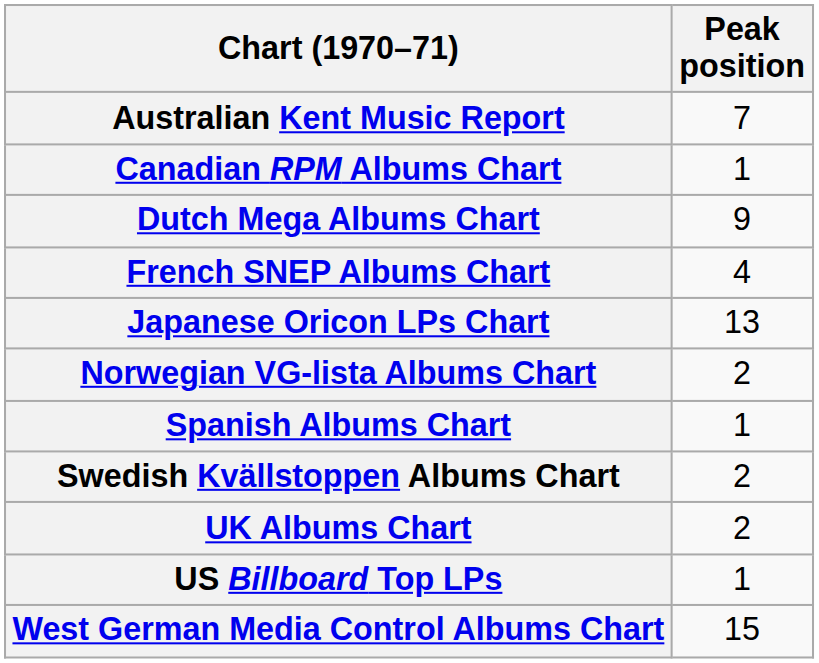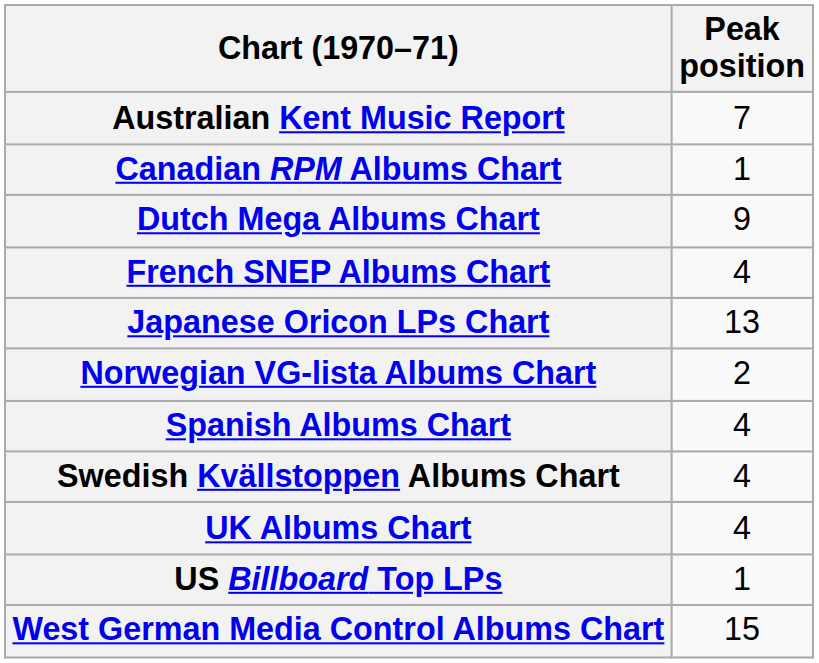(742, 425) 1 -> (742, 425) 4
(742, 476) 2 -> (742, 476) 4
(742, 527) 2 -> (742, 527) 4
